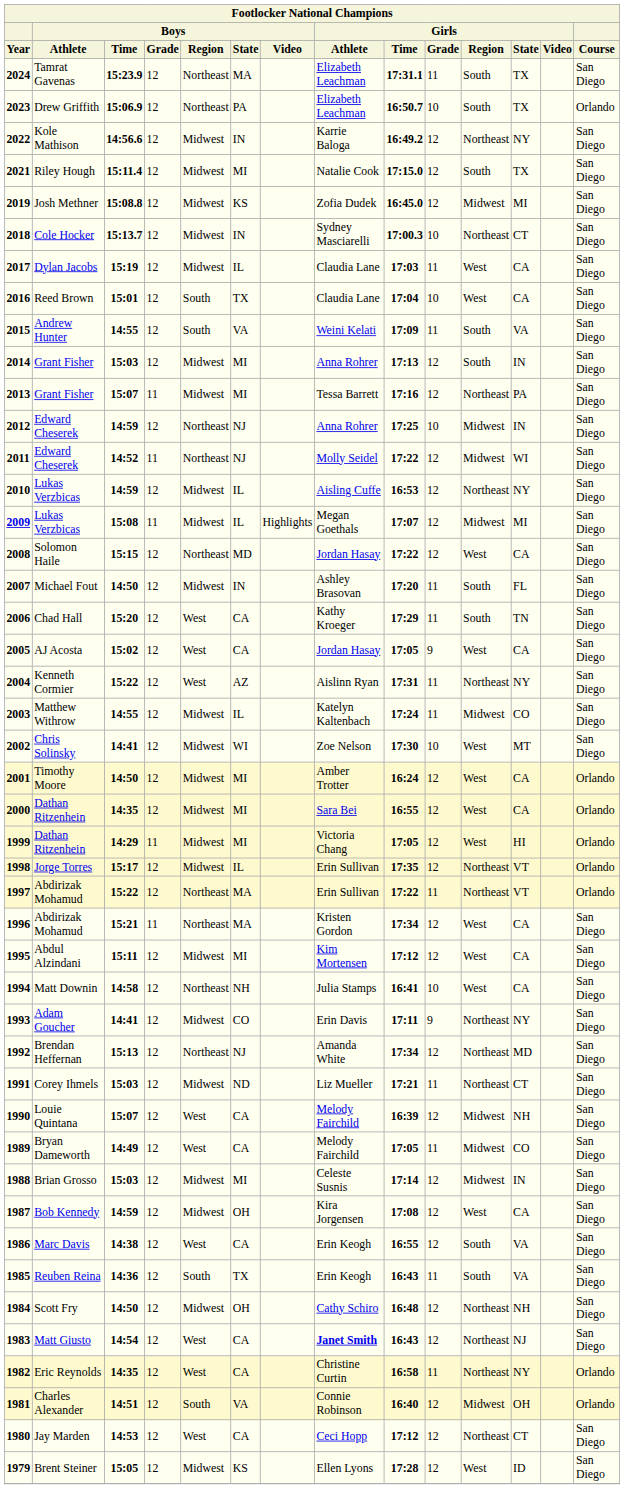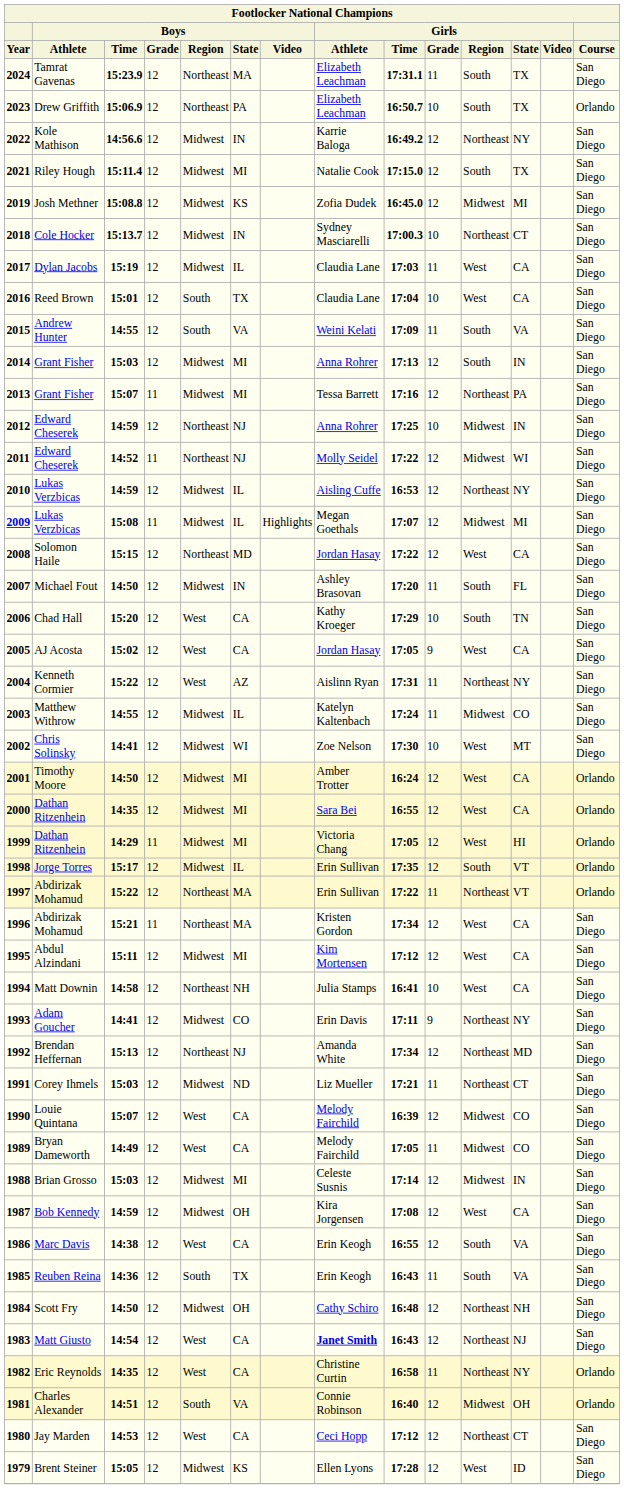(433, 618) 11 -> (433, 618) 10
(486, 867) Northeast -> (477, 867) South
(522, 1116) NH -> (521, 1116) CO
